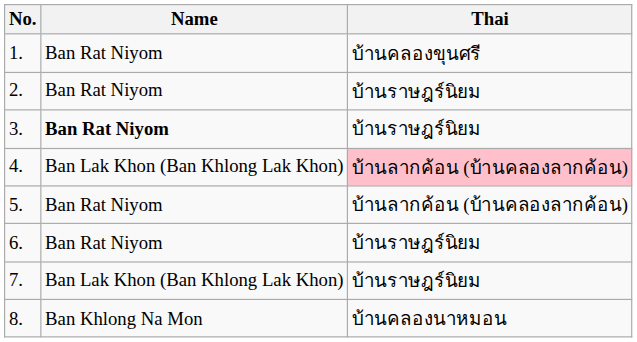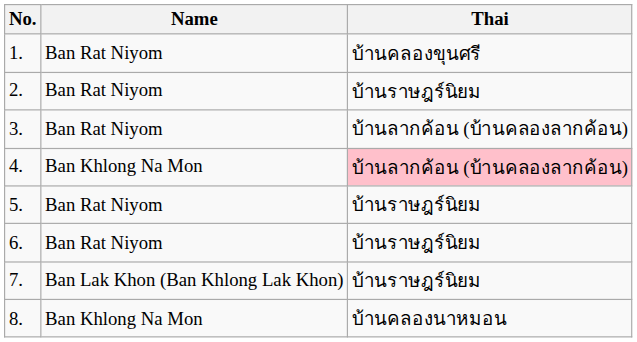(107, 128) bold -> (104, 128) normal
(416, 129) บ้านราษฎร์นิยม -> (490, 129) บ้านลากค้อน (บ้านคลองลากค้อน)
(194, 166) Ban Lak Khon (Ban Khlong Lak Khon) -> (124, 166) Ban Khlong Na Mon
(490, 205) บ้านลากค้อน (บ้านคลองลากค้อน) -> (416, 205) บ้านราษฎร์นิยม
